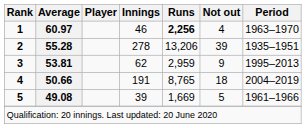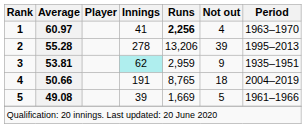(141, 30) 46 -> (141, 30) 41
(272, 47) 1935–1951 -> (272, 47) 1995–2013
(141, 64) no background -> (141, 64) paleturquoise background
(272, 64) 1995–2013 -> (272, 64) 1935–1951
